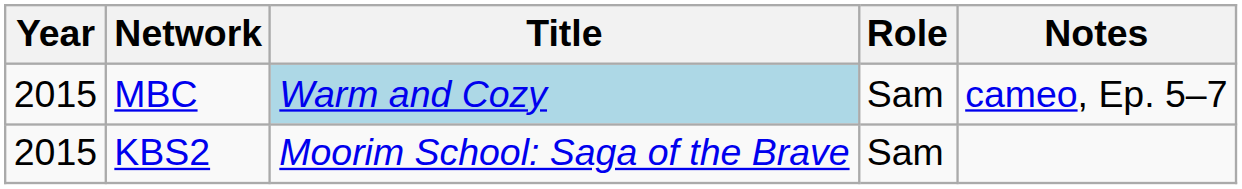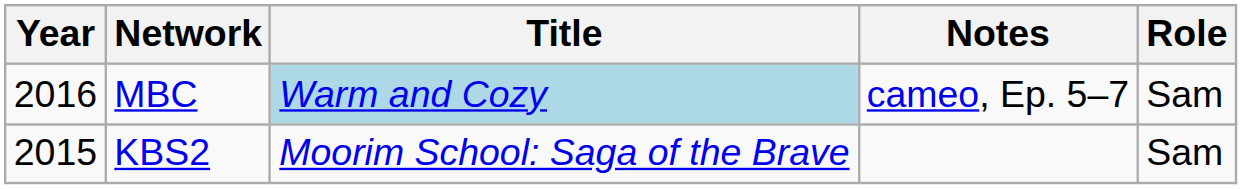columns swapped: (907, 34) <-> (1096, 34)
(55, 93) 2015 -> (55, 93) 2016
